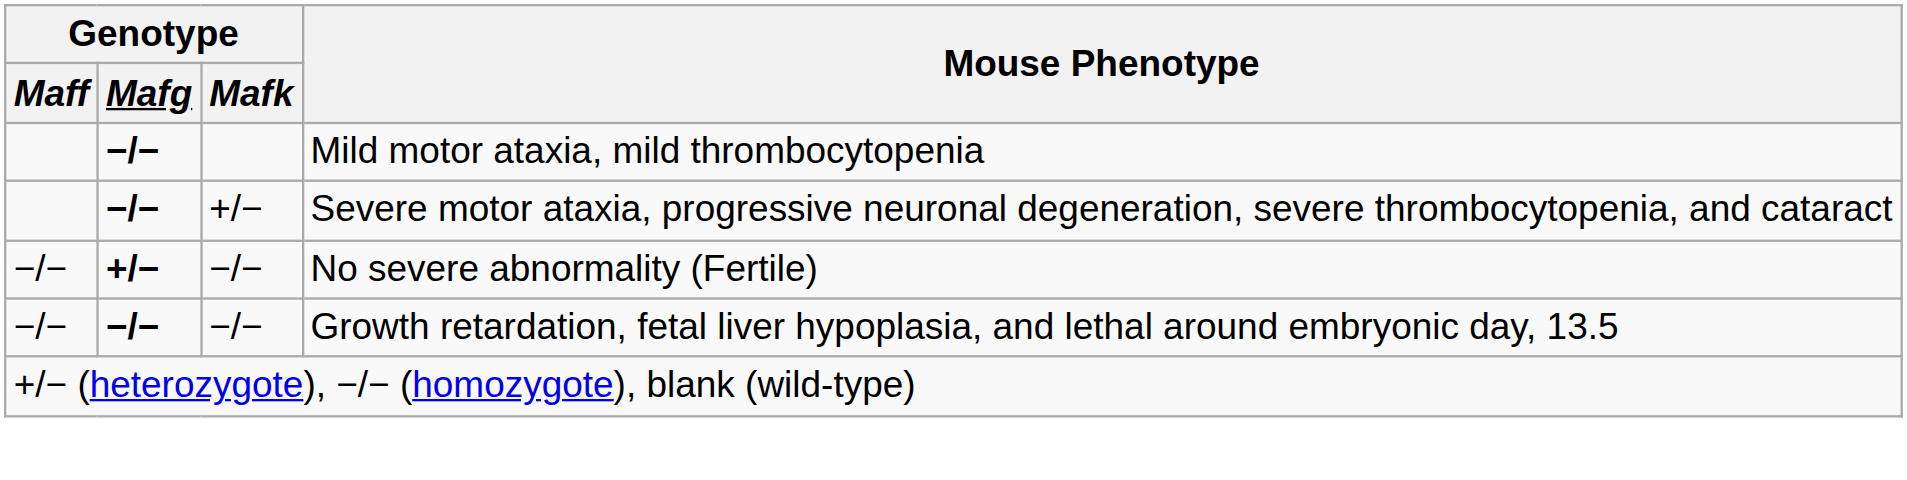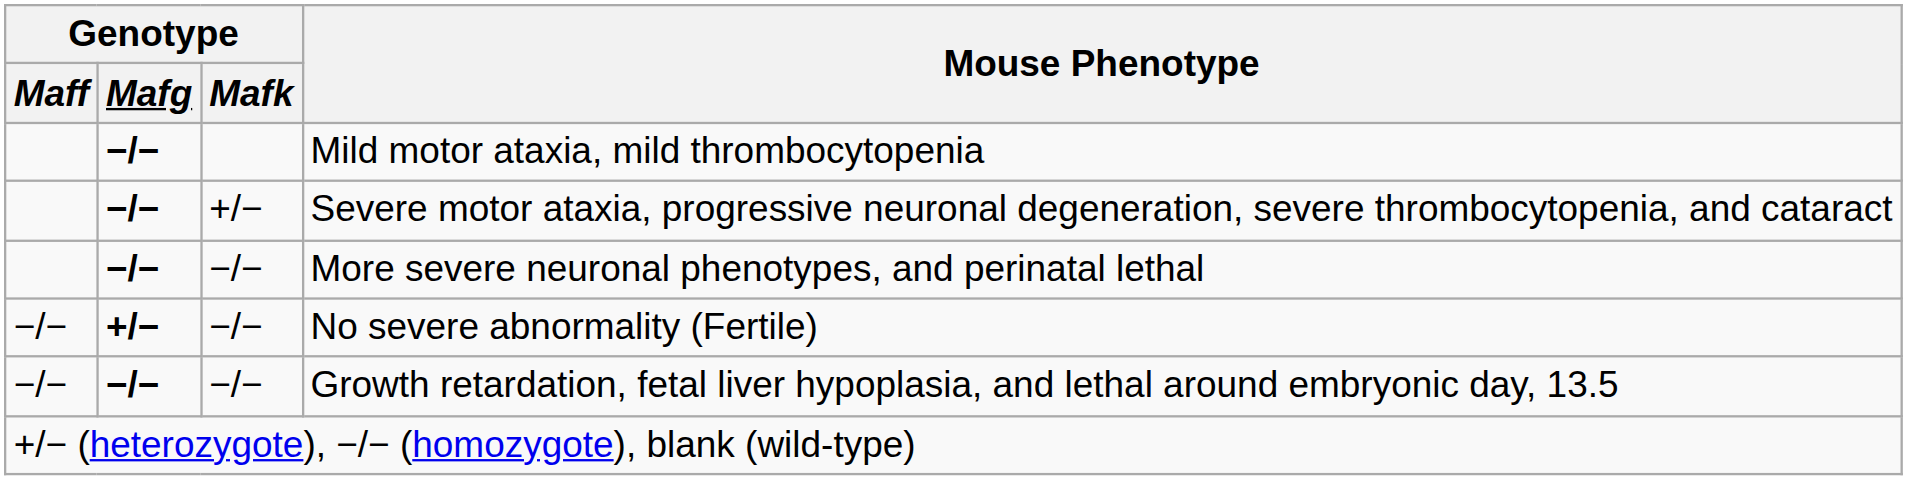+ row: (757, 268)
